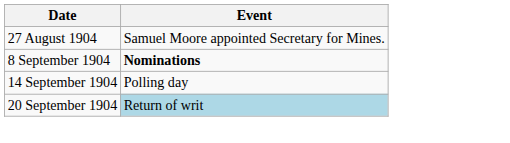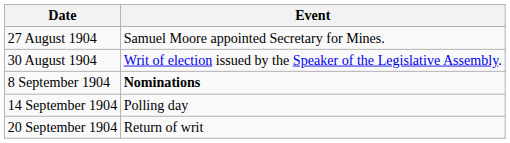+ row: (52, 60)
(164, 104) lightblue background -> (164, 127) no background
